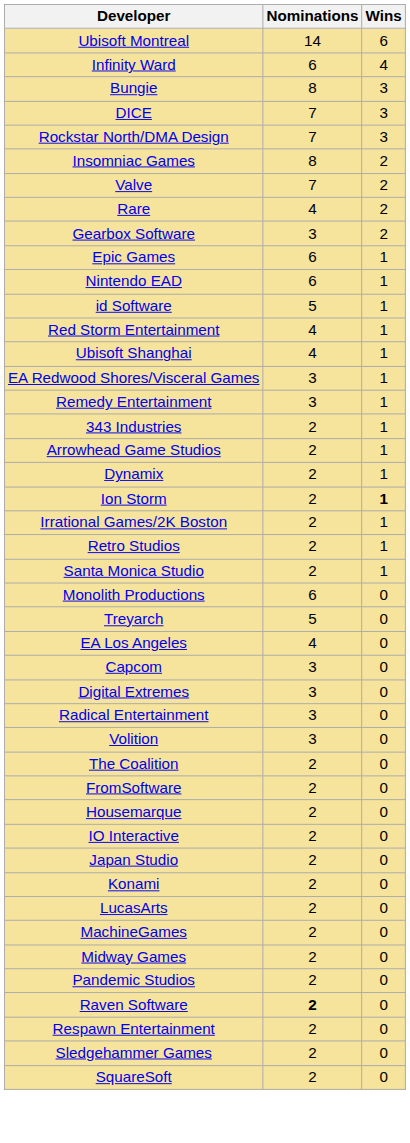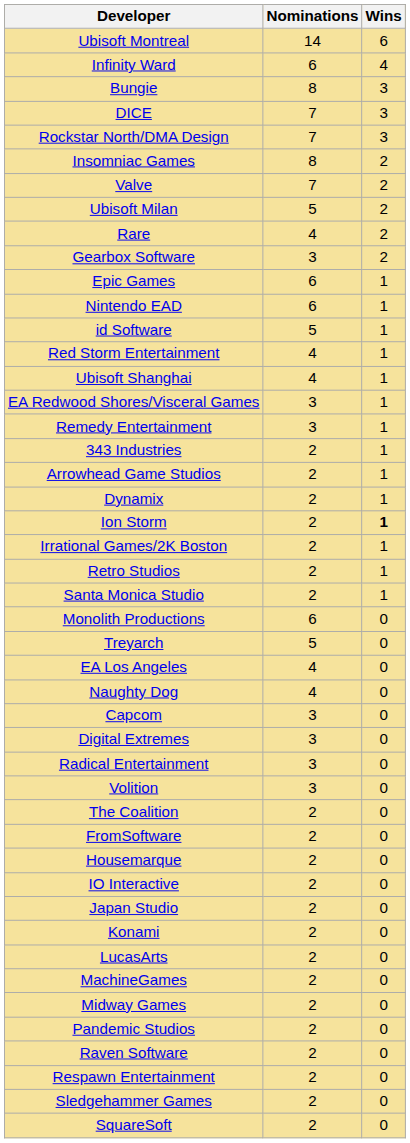+ row: (134, 209)
+ row: (134, 691)
(312, 1004) bold -> (312, 1053) normal
